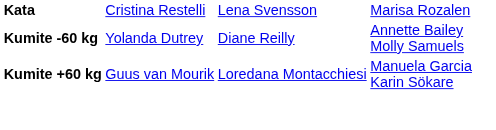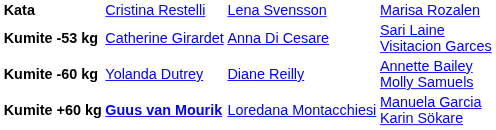+ row: (51, 38)
(160, 74) normal -> (164, 110) bold
